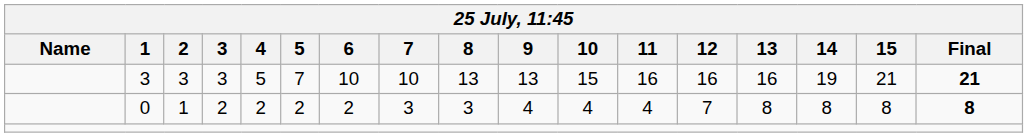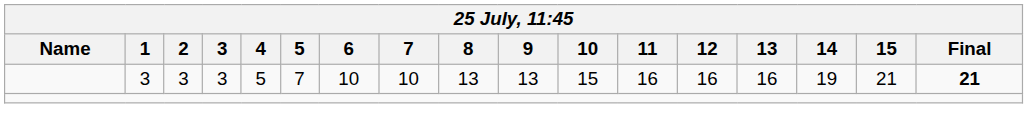- row: (145, 108)
